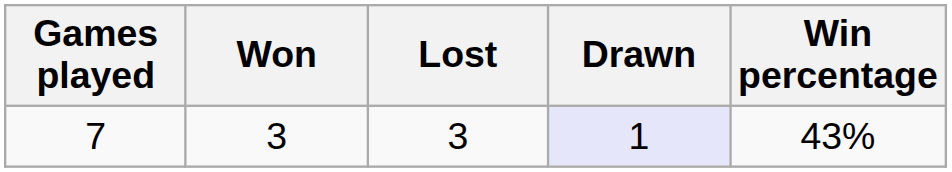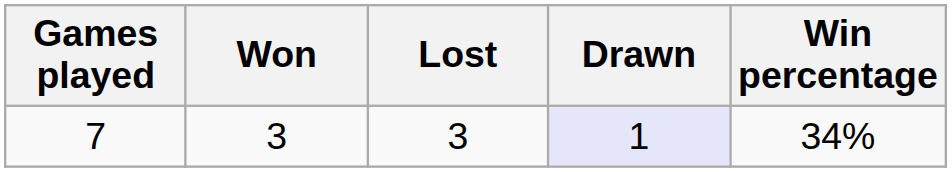(838, 135) 43% -> (838, 135) 34%
